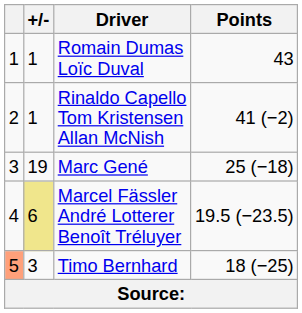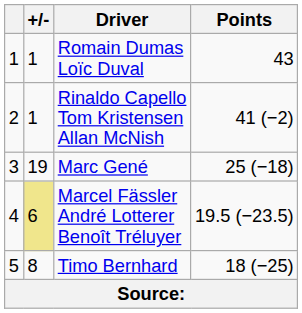(14, 266) lightsalmon background -> (14, 266) no background
(33, 266) 3 -> (33, 266) 8
